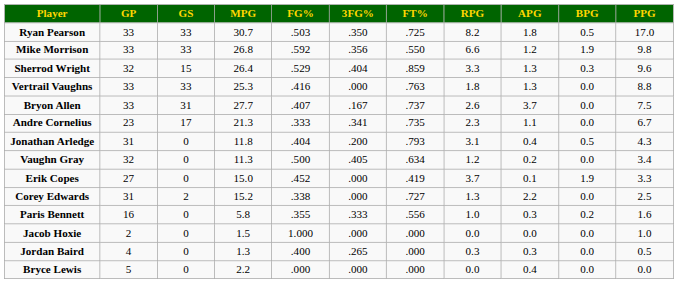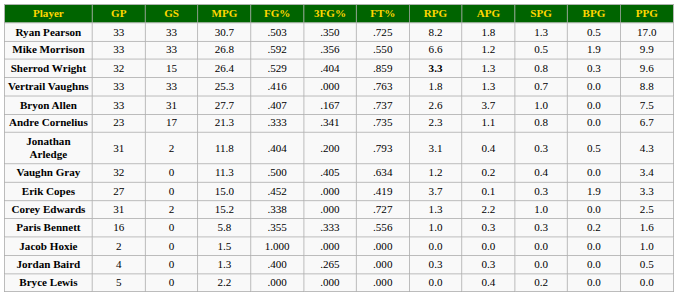+ column: (541, 14)
(644, 50) 9.8 -> (647, 50) 9.9
(472, 68) normal -> (436, 68) bold
(186, 142) 0 -> (172, 148) 2
